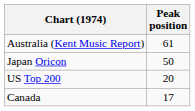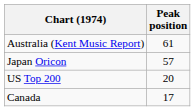(168, 61) 50 -> (168, 61) 57
